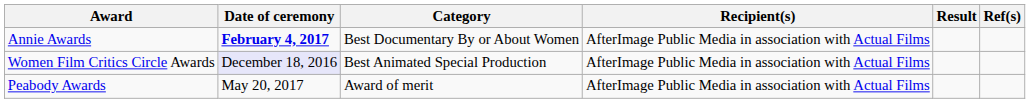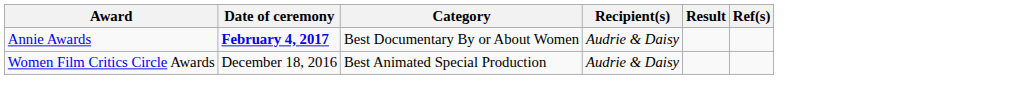(758, 39) AfterImage Public Media in association with Actual Films -> (633, 39) Audrie & Daisy
(279, 62) lavender background -> (279, 62) no background
(758, 62) AfterImage Public Media in association with Actual Films -> (633, 62) Audrie & Daisy
- row: (57, 86)
